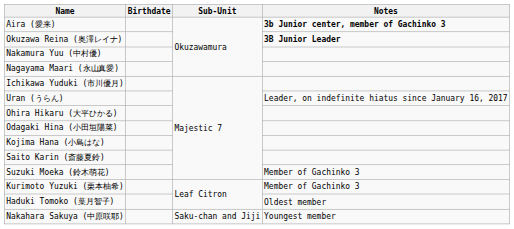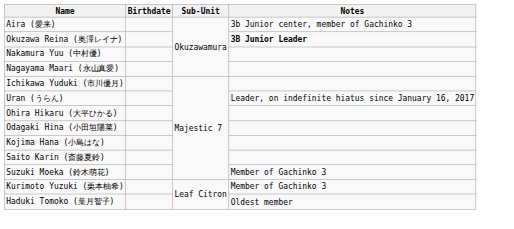(355, 25) bold -> (321, 25) normal
- row: (65, 216)
